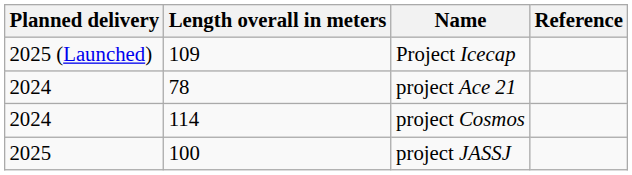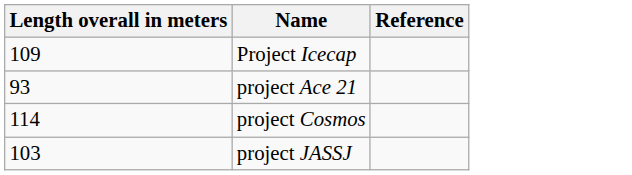- column: (84, 20)
(179, 86) 78 -> (20, 86) 93
(184, 152) 100 -> (25, 152) 103
